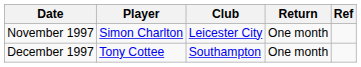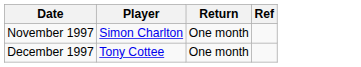- column: (226, 14)
